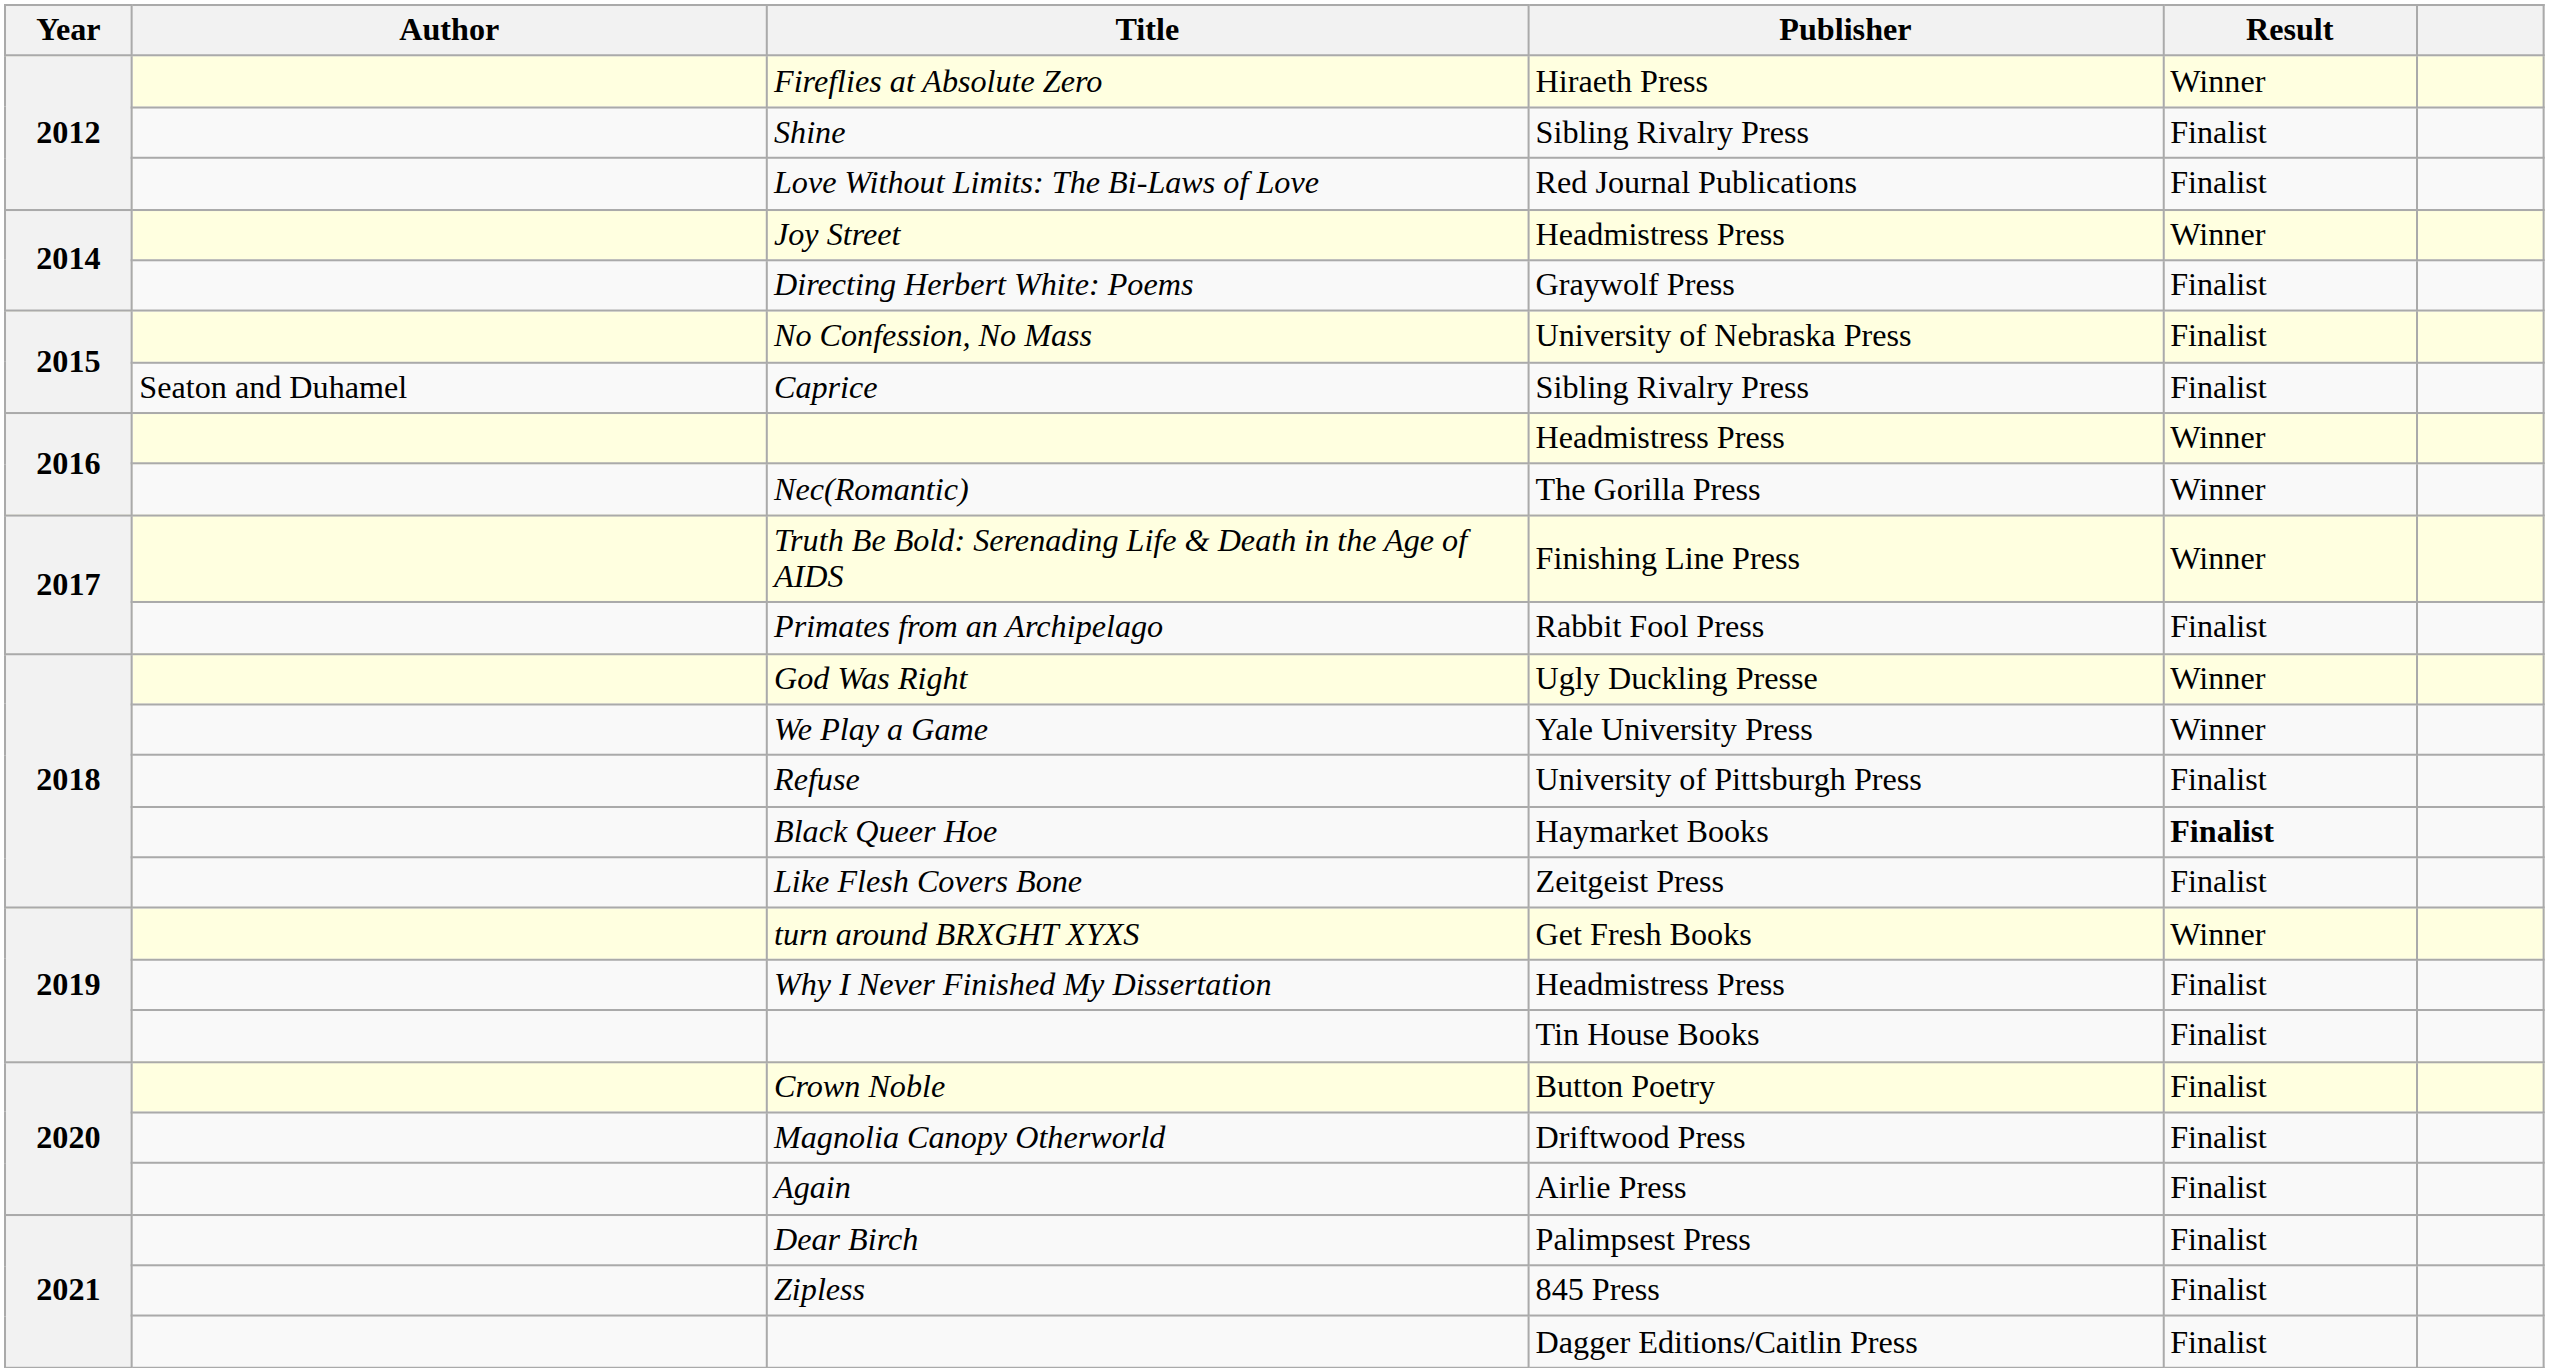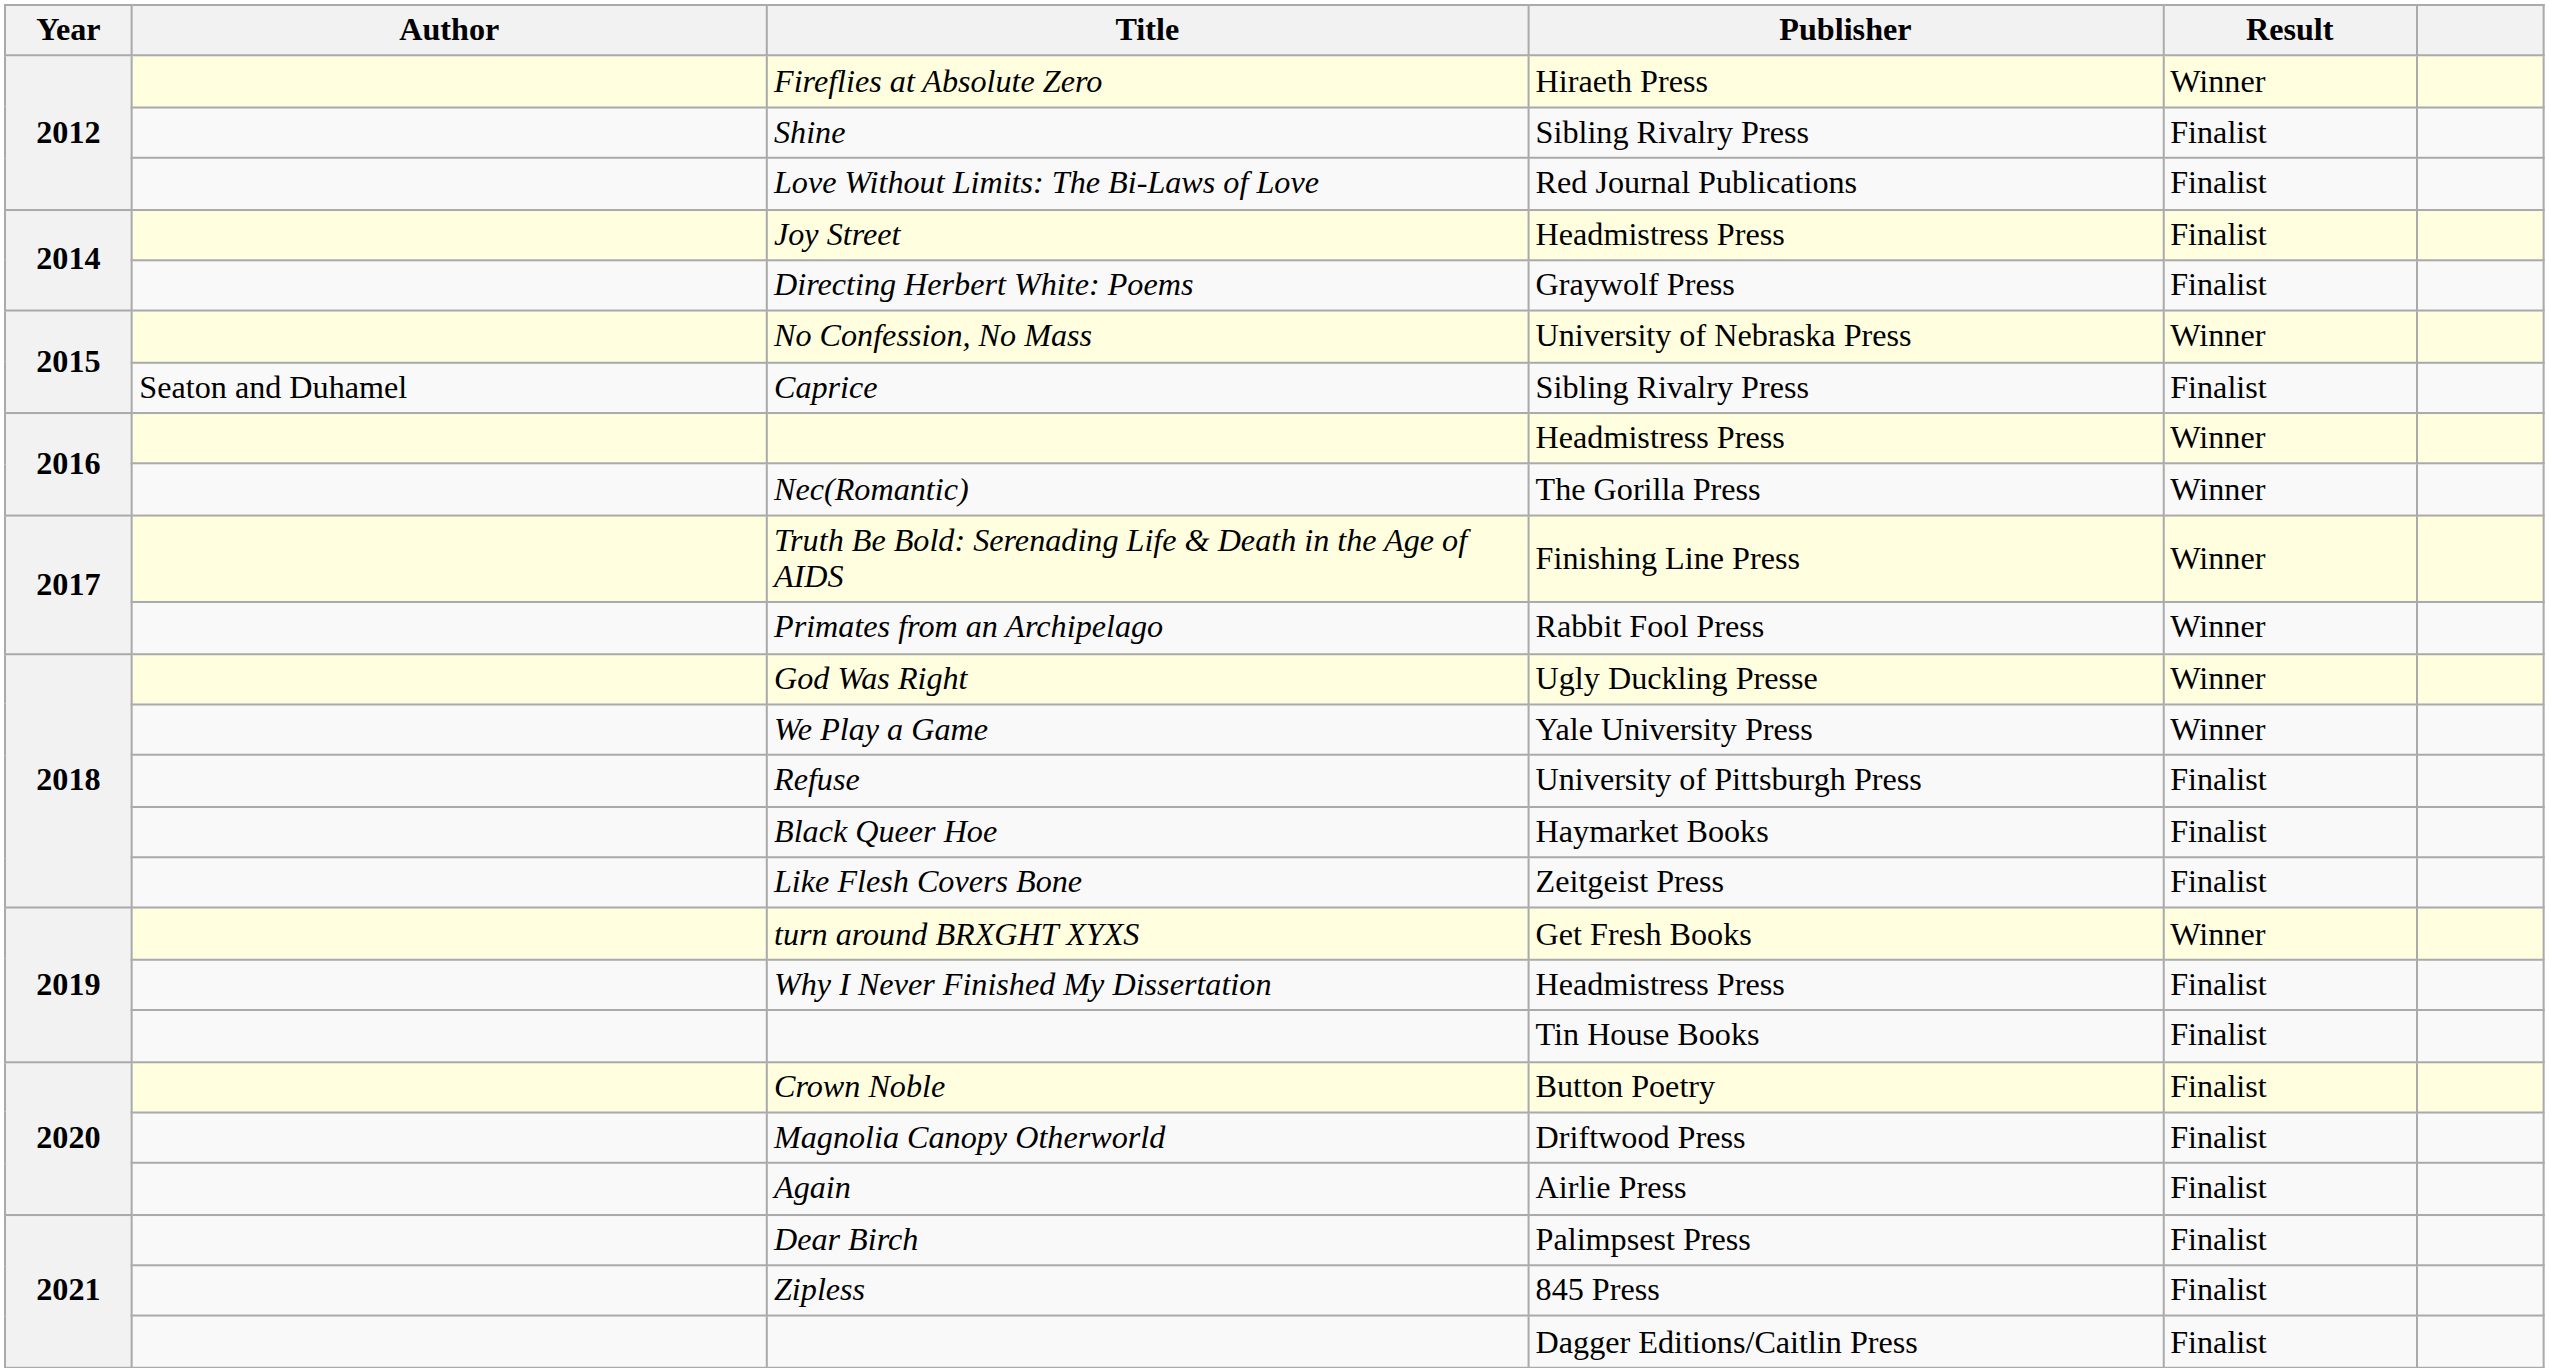(2218, 234) Winner -> (2218, 234) Finalist
(2218, 336) Finalist -> (2218, 336) Winner
(2218, 627) Finalist -> (2218, 627) Winner
(2222, 831) bold -> (2218, 831) normal
